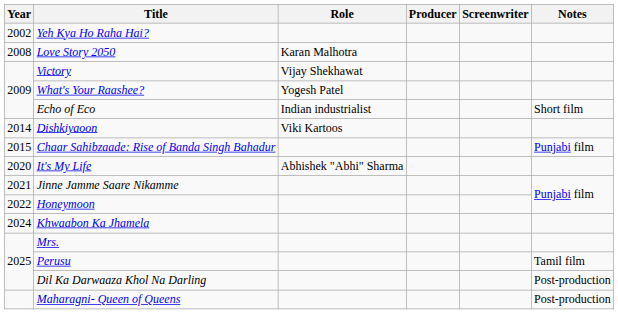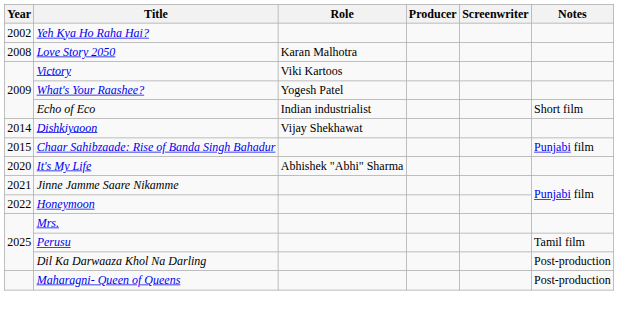(322, 71) Vijay Shekhawat -> (312, 71) Viki Kartoos
(312, 128) Viki Kartoos -> (322, 128) Vijay Shekhawat
- row: (93, 223)
